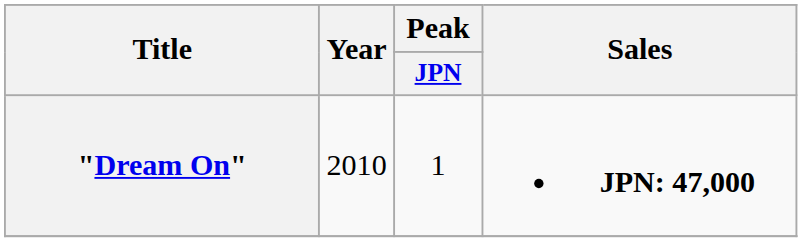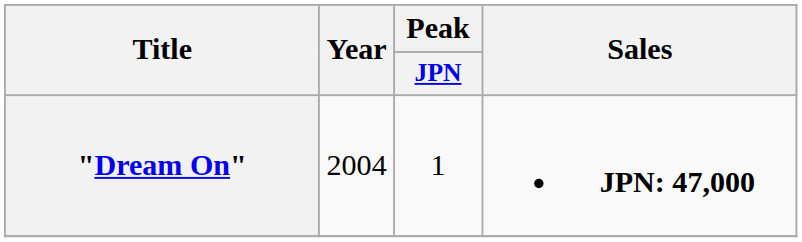(357, 165) 2010 -> (357, 165) 2004
